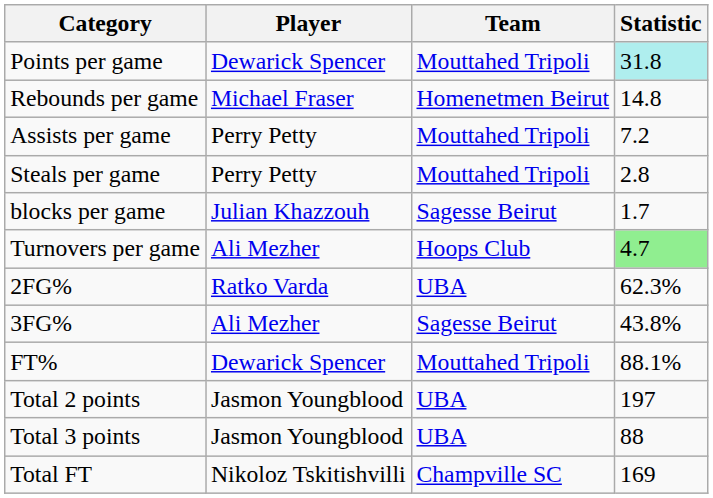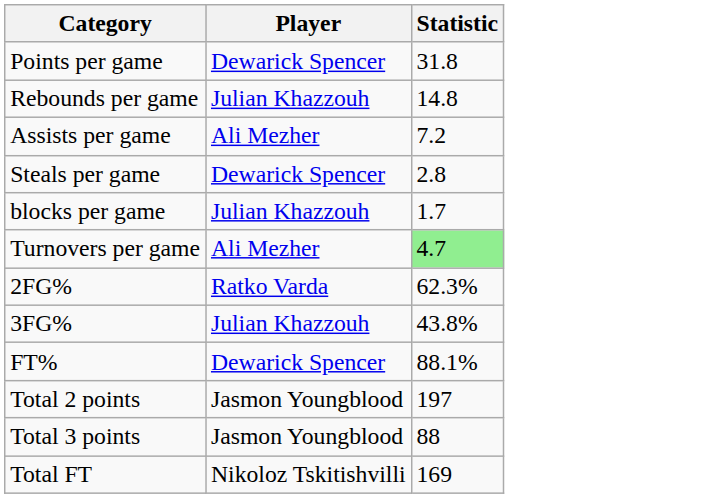- column: (513, 23)
(641, 60) paleturquoise background -> (437, 60) no background
(282, 98) Michael Fraser -> (290, 98) Julian Khazzouh
(264, 135) Perry Petty -> (265, 135) Ali Mezher
(264, 173) Perry Petty -> (298, 173) Dewarick Spencer
(265, 323) Ali Mezher -> (290, 323) Julian Khazzouh
